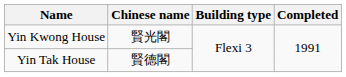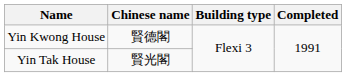(150, 36) 賢光閣 -> (150, 36) 賢德閣
(150, 59) 賢德閣 -> (150, 59) 賢光閣
